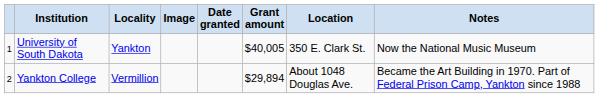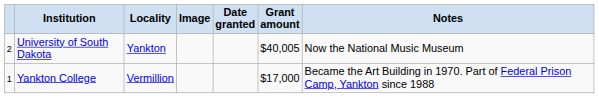- column: (331, 19)
(9, 49) 1 -> (9, 49) 2
(9, 78) 2 -> (9, 78) 1
(265, 78) $29,894 -> (280, 78) $17,000
